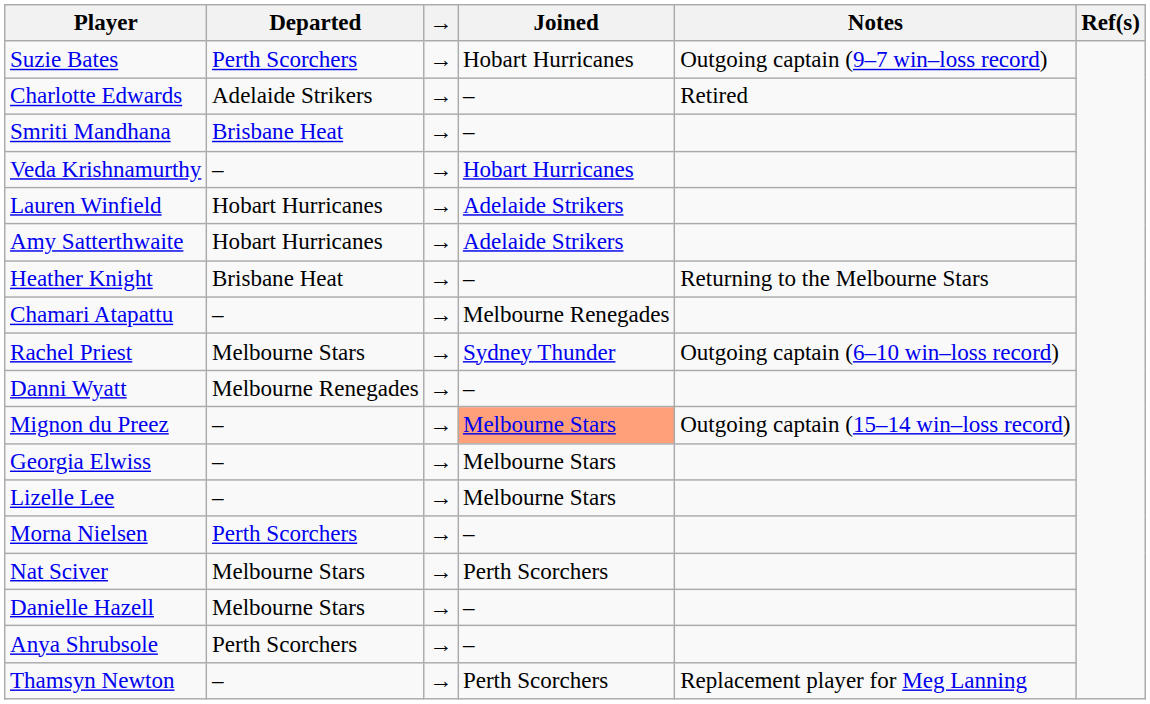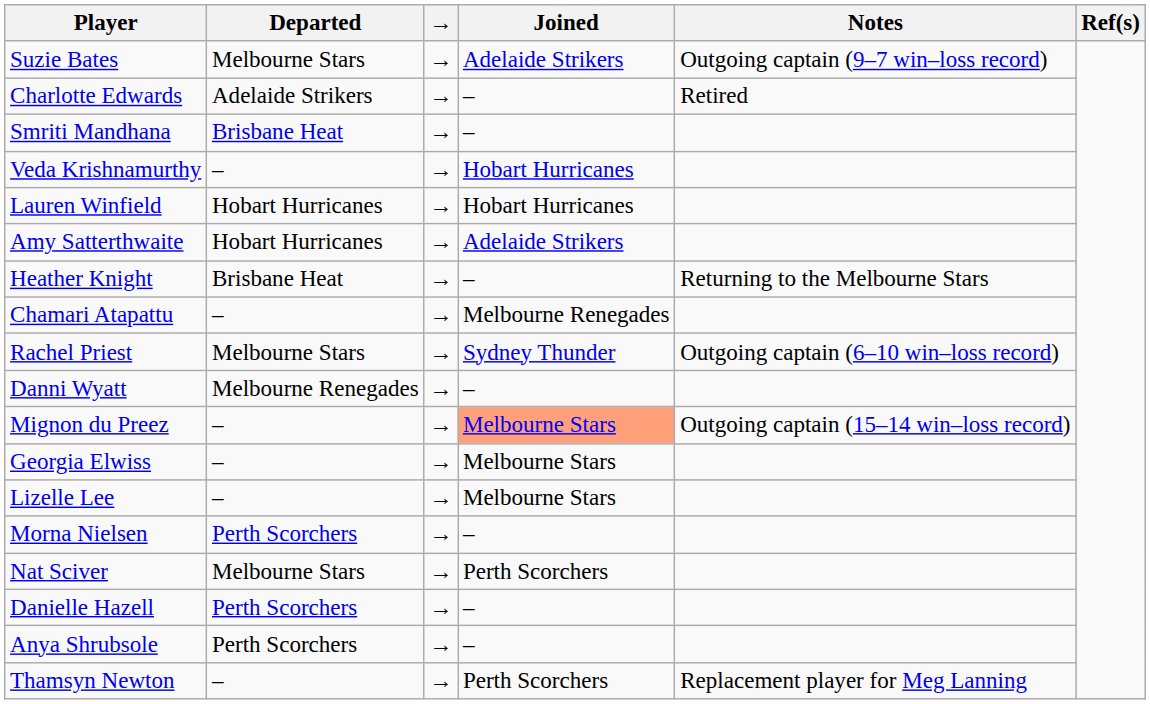(285, 59) Perth Scorchers -> (288, 59) Melbourne Stars
(548, 59) Hobart Hurricanes -> (543, 59) Adelaide Strikers
(543, 205) Adelaide Strikers -> (548, 205) Hobart Hurricanes
(288, 607) Melbourne Stars -> (285, 607) Perth Scorchers
